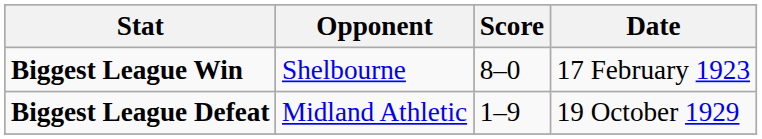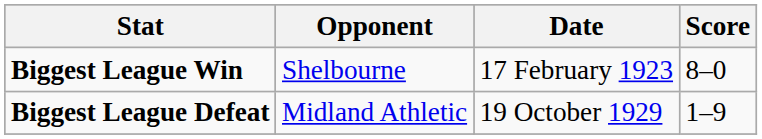columns swapped: (512, 26) <-> (653, 26)
